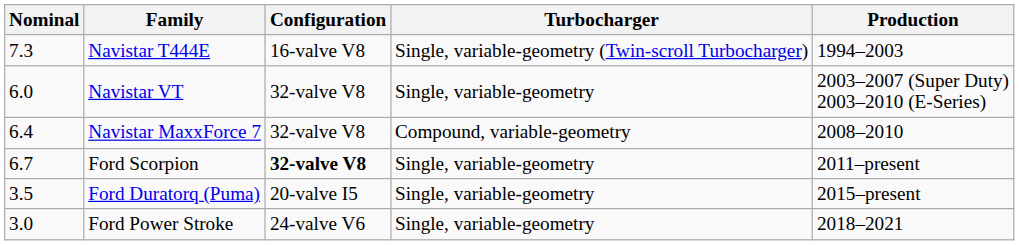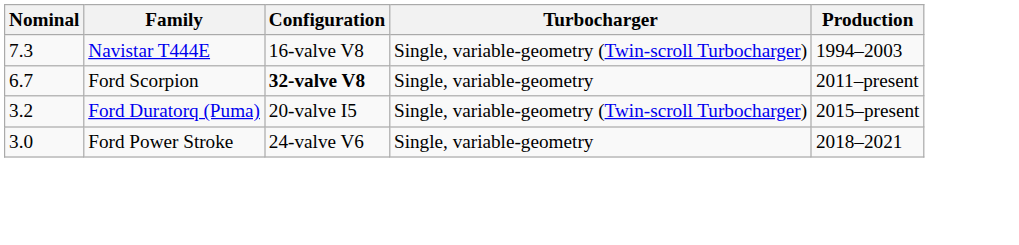- row: (136, 91)
- row: (175, 132)
(21, 193) 3.5 -> (21, 111) 3.2
(495, 193) Single, variable-geometry -> (601, 111) Single, variable-geometry (Twin-scroll Turbocharger)
